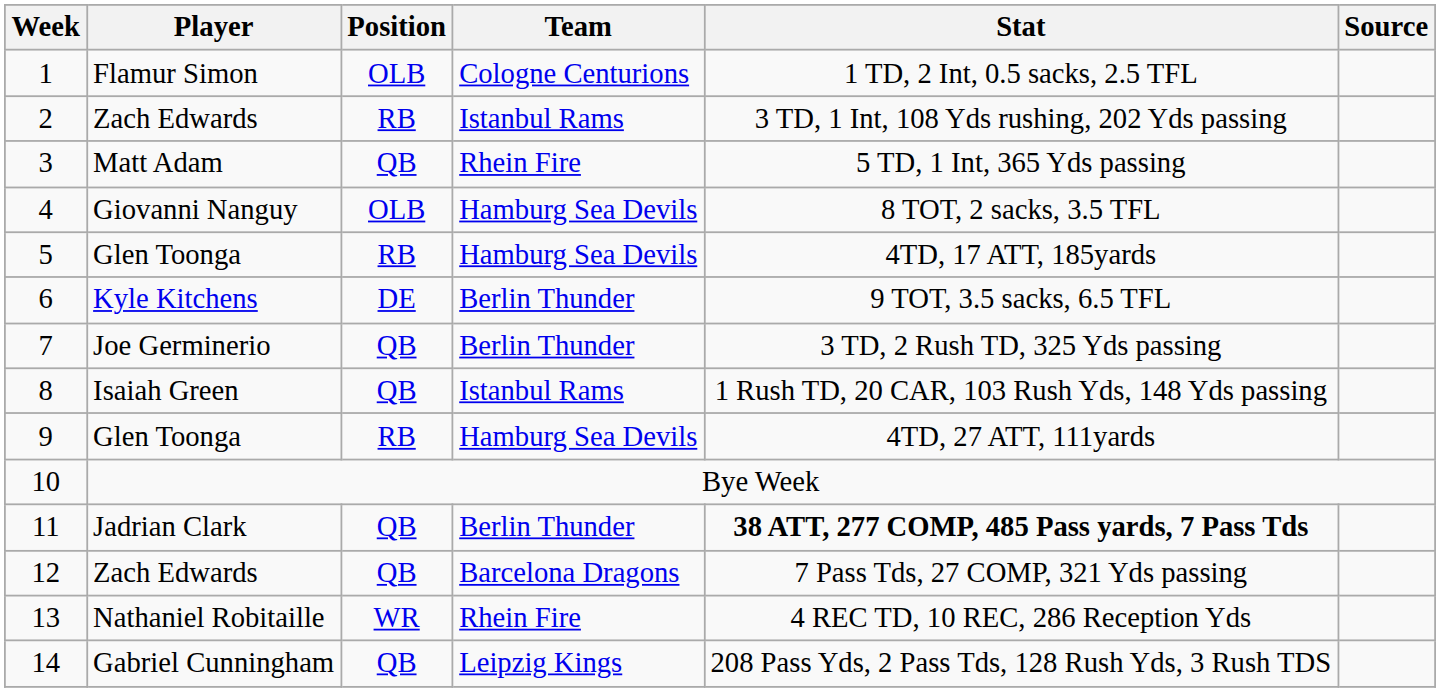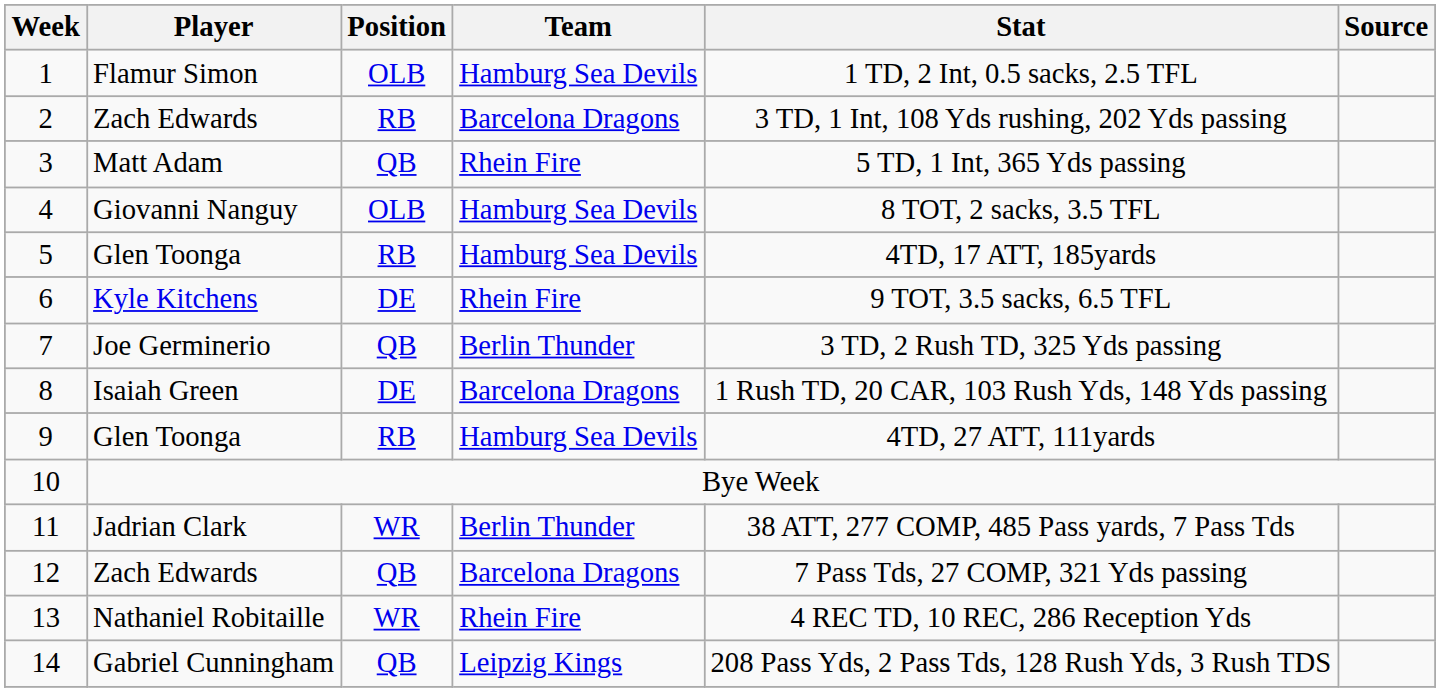(574, 72) Cologne Centurions -> (578, 72) Hamburg Sea Devils
(542, 118) Istanbul Rams -> (569, 118) Barcelona Dragons
(547, 299) Berlin Thunder -> (520, 299) Rhein Fire
(397, 390) QB -> (397, 390) DE
(542, 390) Istanbul Rams -> (569, 390) Barcelona Dragons
(397, 526) QB -> (397, 526) WR
(1021, 526) bold -> (1021, 526) normal
